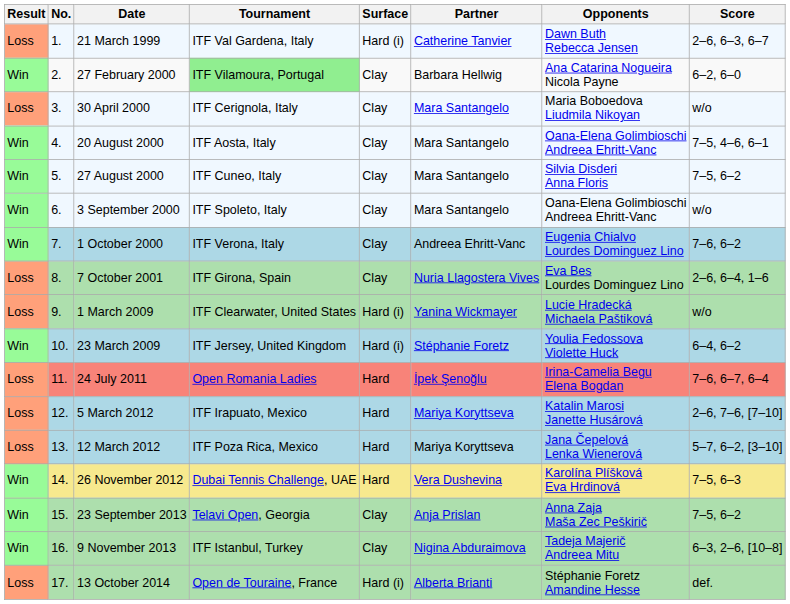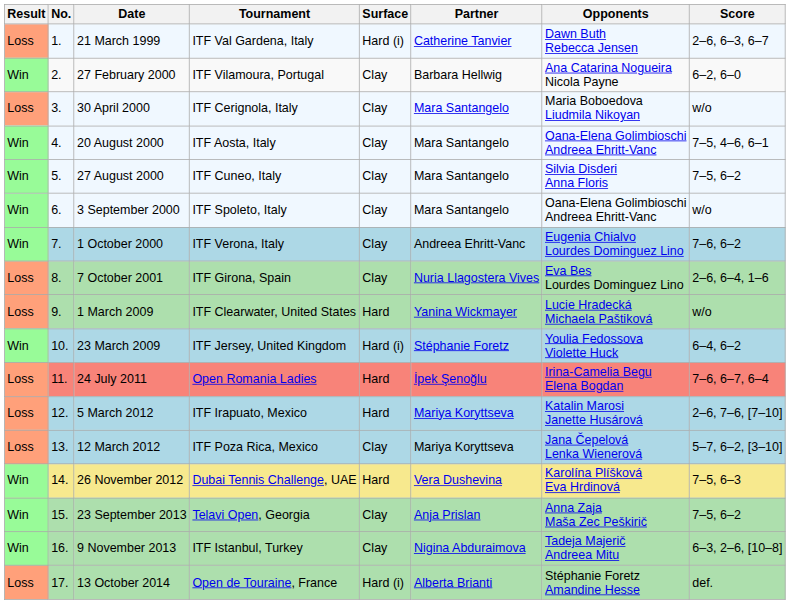(258, 75) lightgreen background -> (258, 75) no background
(383, 311) Hard (i) -> (376, 311) Hard
(376, 447) Hard -> (375, 447) Clay
